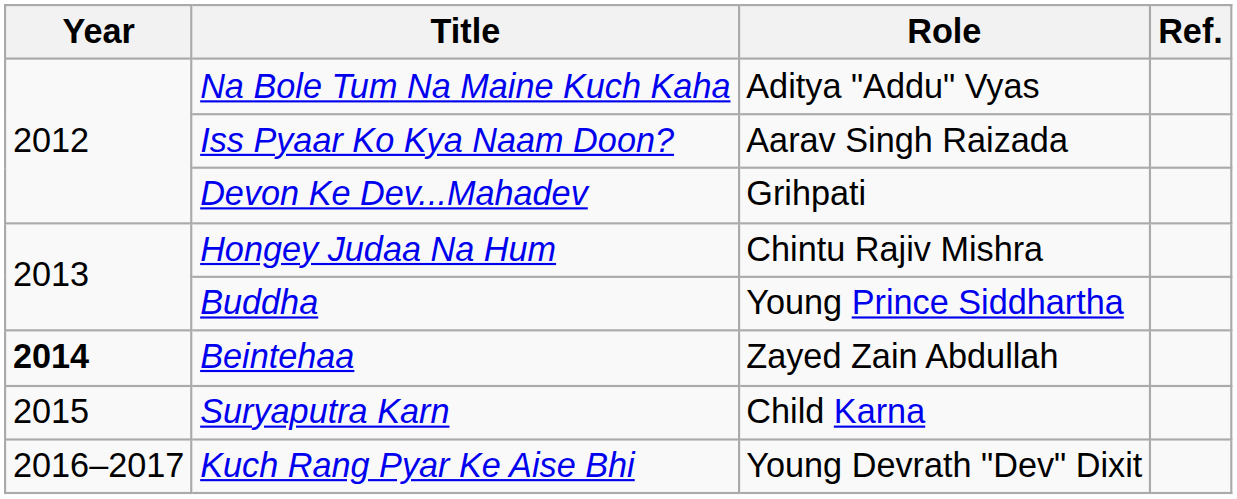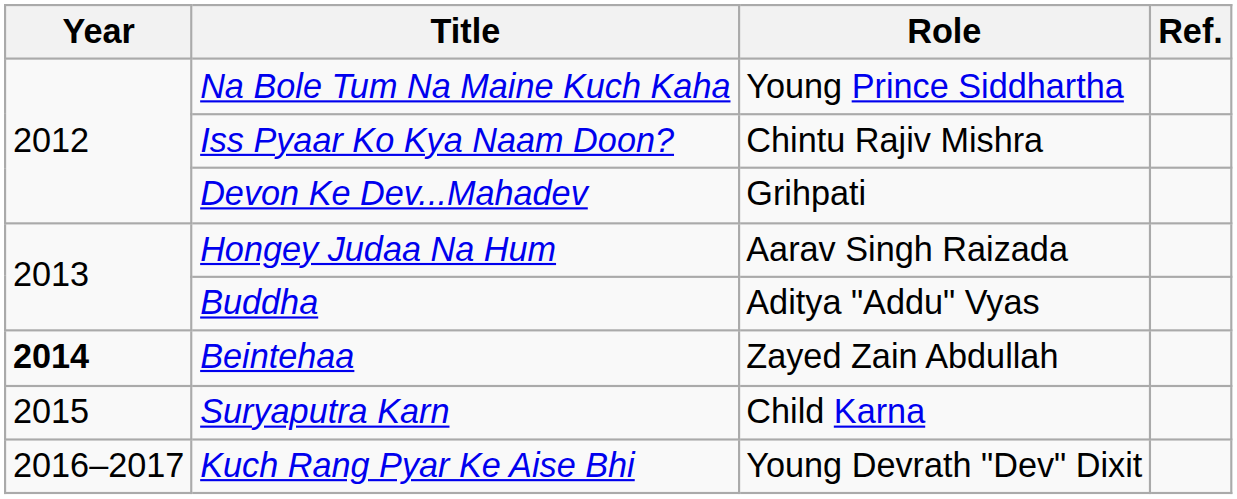(893, 85) Aditya "Addu" Vyas -> (935, 85) Young Prince Siddhartha
(907, 140) Aarav Singh Raizada -> (895, 140) Chintu Rajiv Mishra
(895, 248) Chintu Rajiv Mishra -> (907, 248) Aarav Singh Raizada
(935, 303) Young Prince Siddhartha -> (893, 303) Aditya "Addu" Vyas
